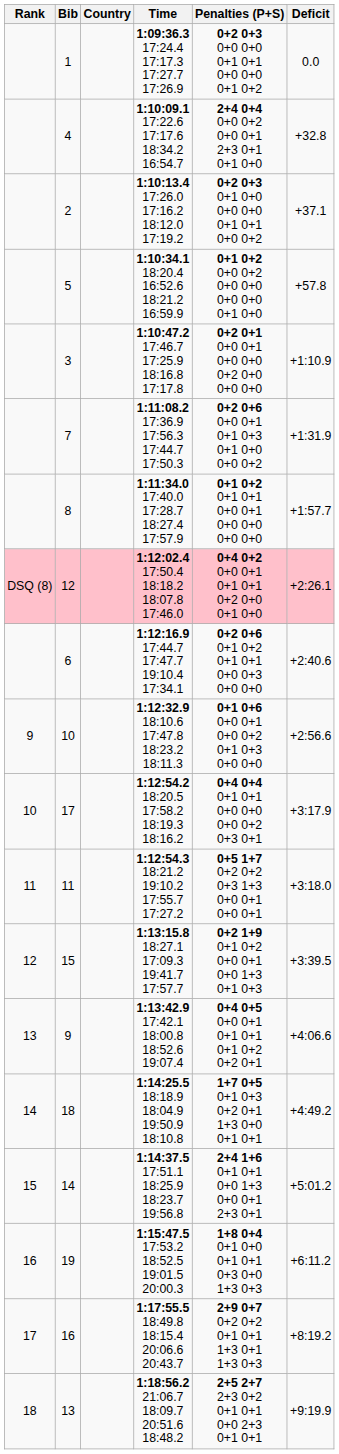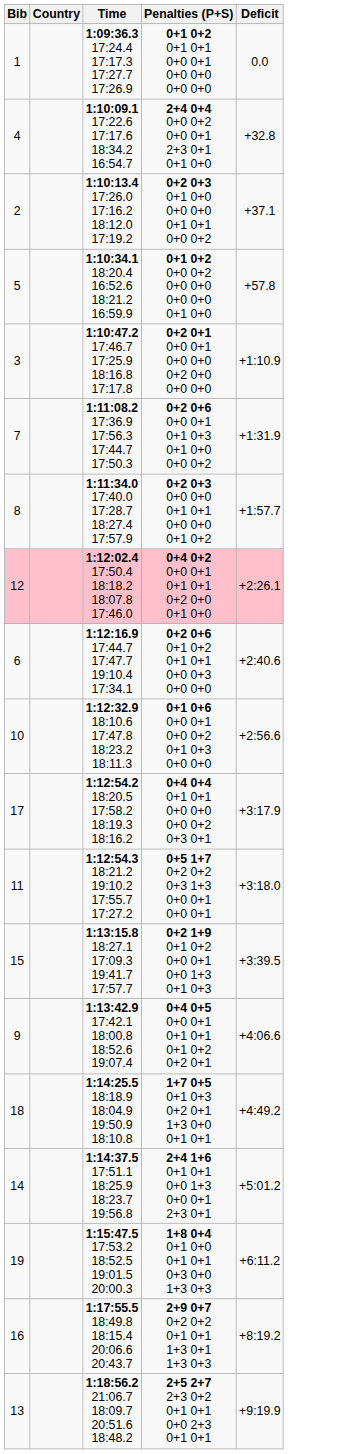- column: (30, 14)
(240, 61) 0+2 0+3 0+0 0+0 0+1 0+1 0+0 0+0 0+1 0+2 -> (189, 61) 0+1 0+2 0+1 0+1 0+0 0+1 0+0 0+0 0+0 0+0
(240, 511) 0+1 0+2 0+1 0+1 0+0 0+1 0+0 0+0 0+0 0+0 -> (189, 511) 0+2 0+3 0+0 0+0 0+1 0+1 0+0 0+0 0+1 0+2
